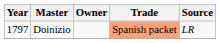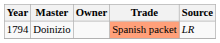(18, 30) 1797 -> (18, 30) 1794
